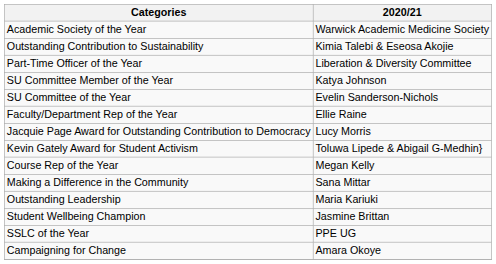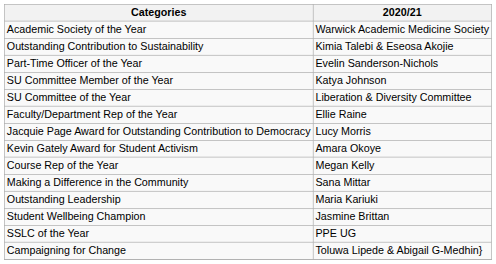(394, 64) Liberation & Diversity Committee -> (377, 64) Evelin Sanderson-Nichols
(377, 98) Evelin Sanderson-Nichols -> (394, 98) Liberation & Diversity Committee
(399, 149) Toluwa Lipede & Abigail G-Medhin} -> (348, 149) Amara Okoye
(348, 251) Amara Okoye -> (399, 251) Toluwa Lipede & Abigail G-Medhin}
